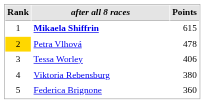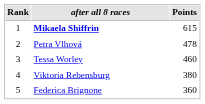(18, 44) gold background -> (18, 44) no background
(190, 59) 406 -> (190, 59) 460
